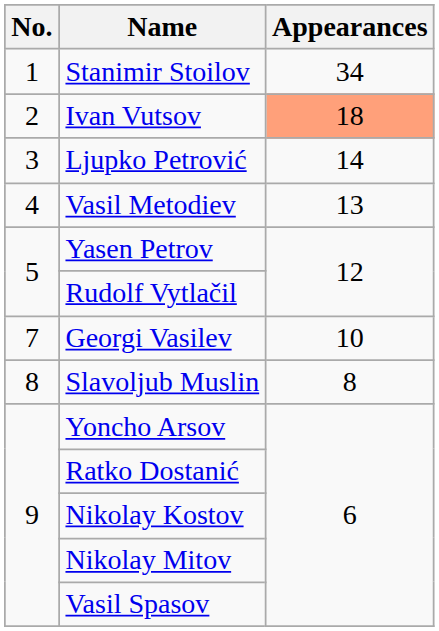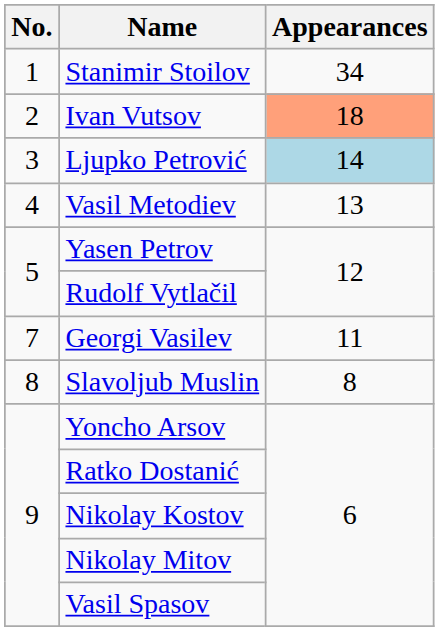(350, 159) no background -> (350, 159) lightblue background
(350, 337) 10 -> (350, 337) 11
